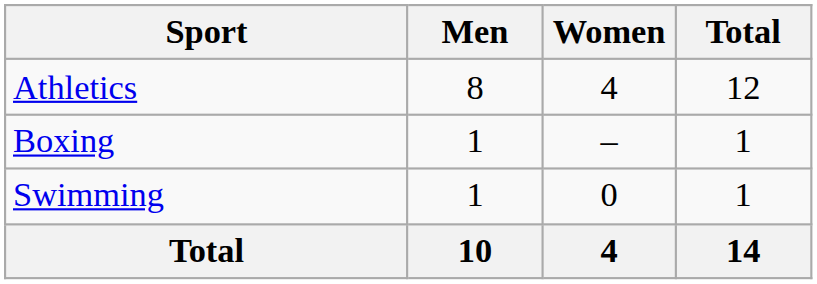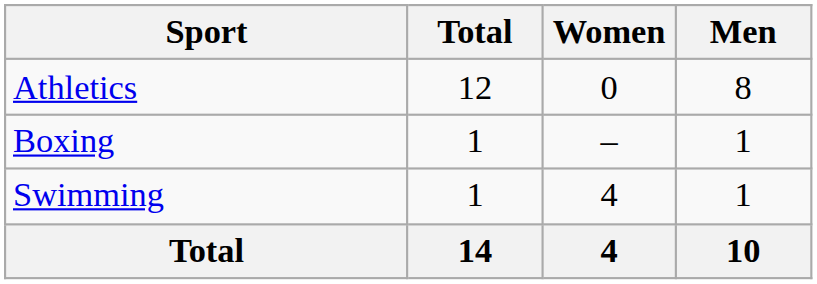columns swapped: (475, 31) <-> (743, 31)
(609, 86) 4 -> (609, 86) 0
(609, 195) 0 -> (609, 195) 4
